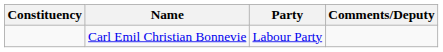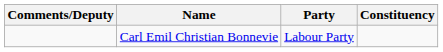columns swapped: (45, 15) <-> (381, 15)
